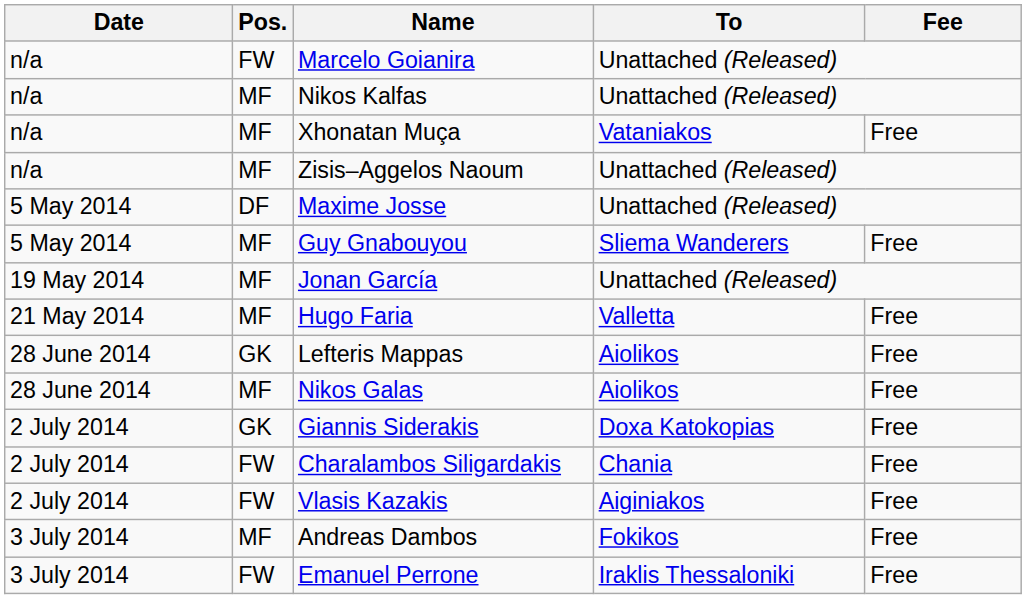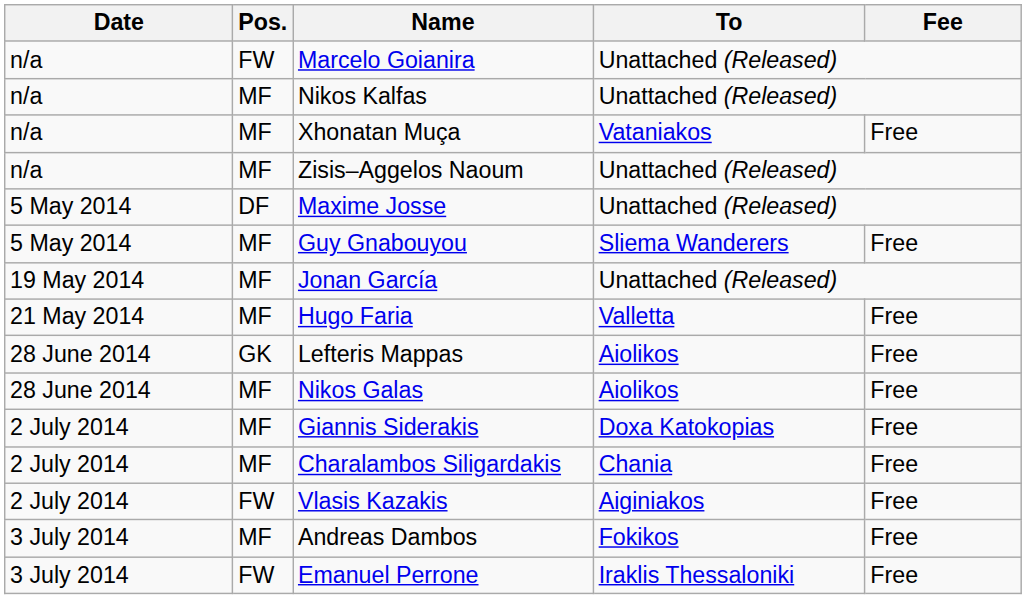(255, 427) GK -> (255, 427) MF
(256, 464) FW -> (255, 464) MF
